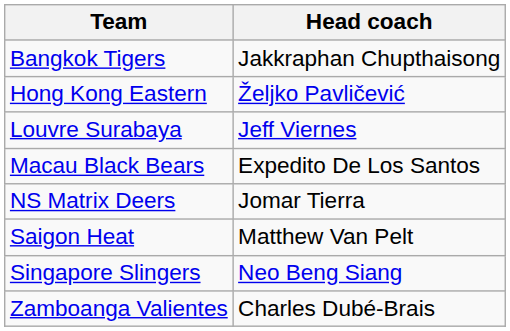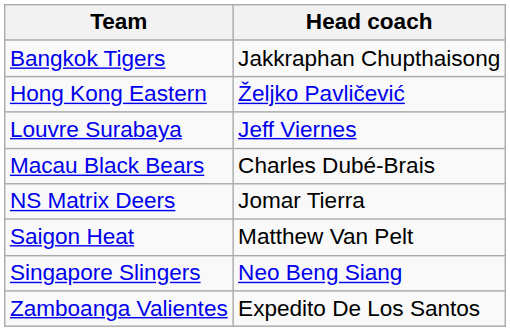(359, 165) Expedito De Los Santos -> (337, 165) Charles Dubé-Brais
(337, 308) Charles Dubé-Brais -> (359, 308) Expedito De Los Santos
